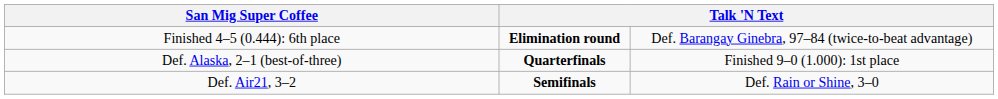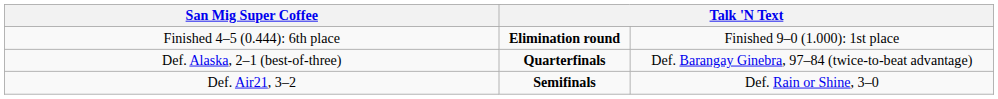(812, 37) Def. Barangay Ginebra, 97–84 (twice-to-beat advantage) -> (812, 37) Finished 9–0 (1.000): 1st place
(812, 60) Finished 9–0 (1.000): 1st place -> (812, 60) Def. Barangay Ginebra, 97–84 (twice-to-beat advantage)
